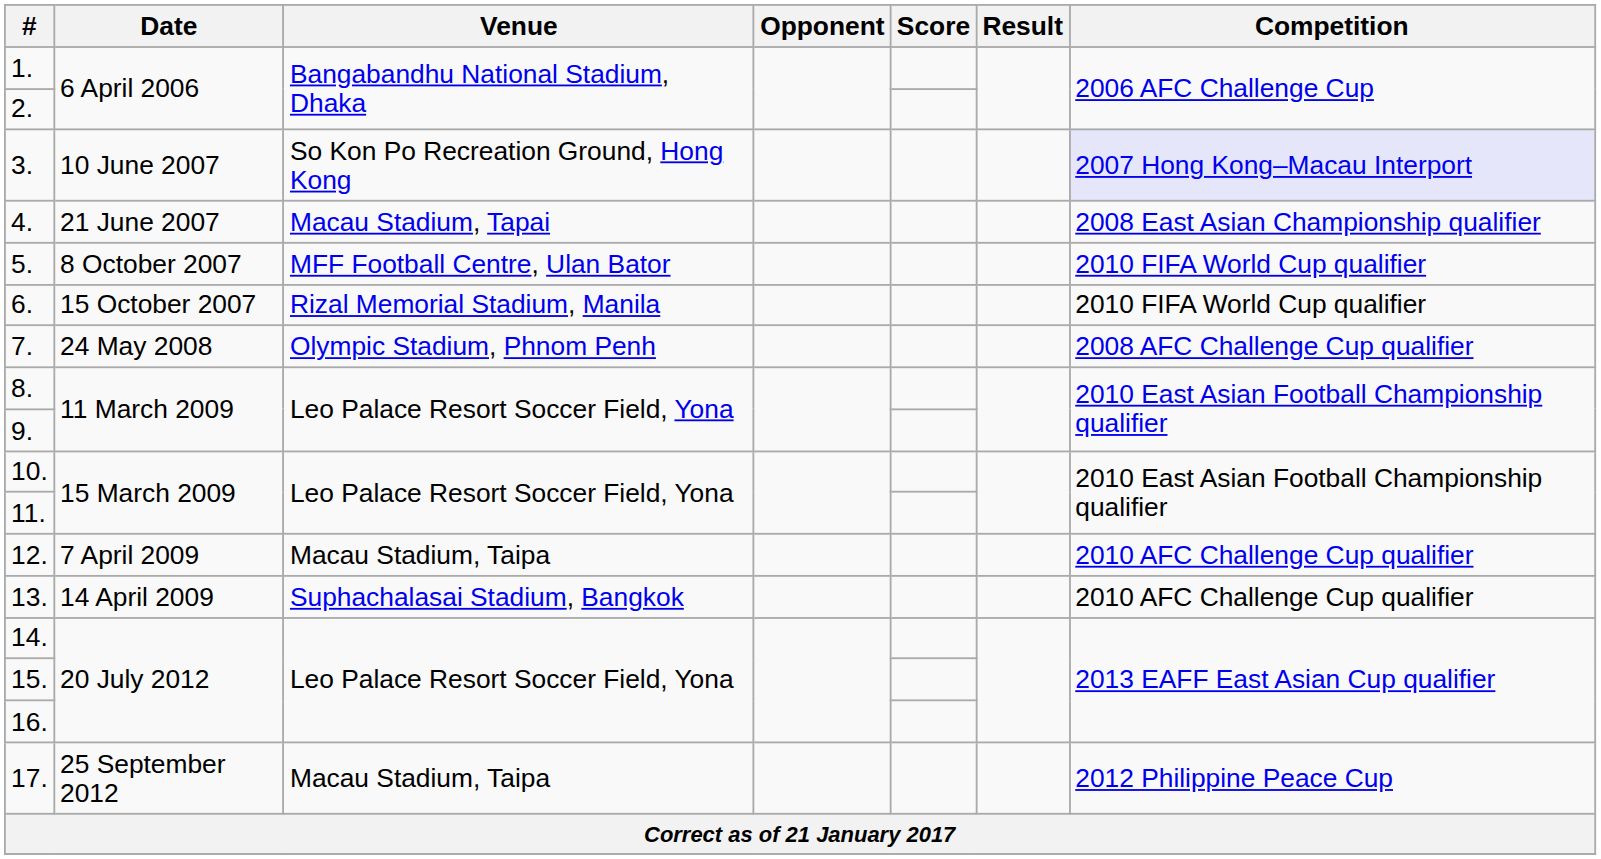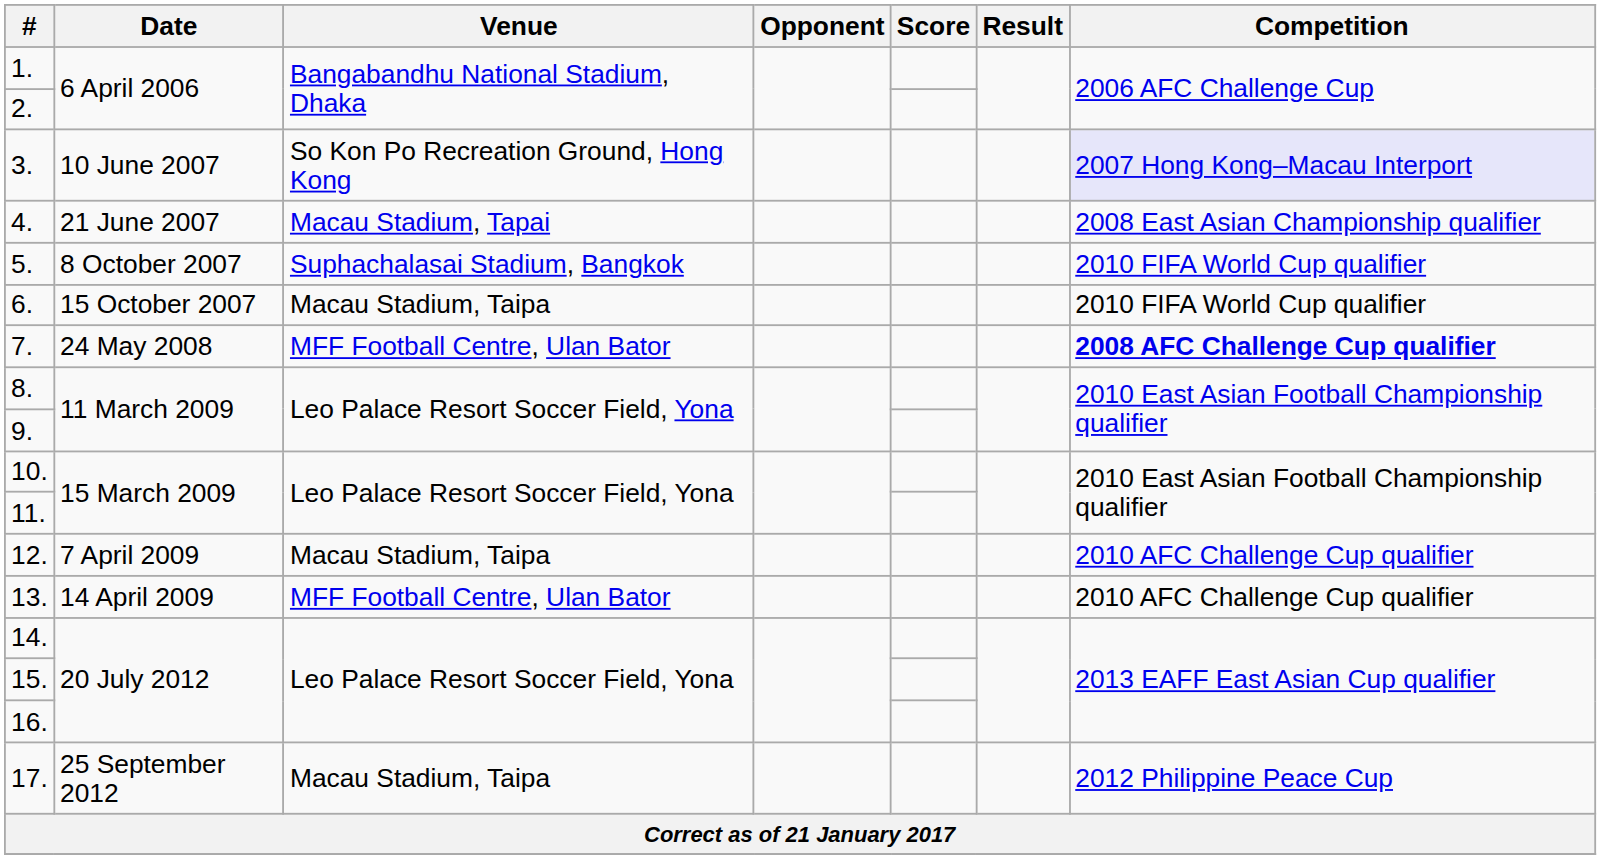(480, 264) MFF Football Centre, Ulan Bator -> (487, 264) Suphachalasai Stadium, Bangkok
(475, 305) Rizal Memorial Stadium, Manila -> (420, 305) Macau Stadium, Taipa
(473, 347) Olympic Stadium, Phnom Penh -> (480, 347) MFF Football Centre, Ulan Bator
(1274, 347) normal -> (1286, 347) bold
(487, 597) Suphachalasai Stadium, Bangkok -> (480, 597) MFF Football Centre, Ulan Bator
